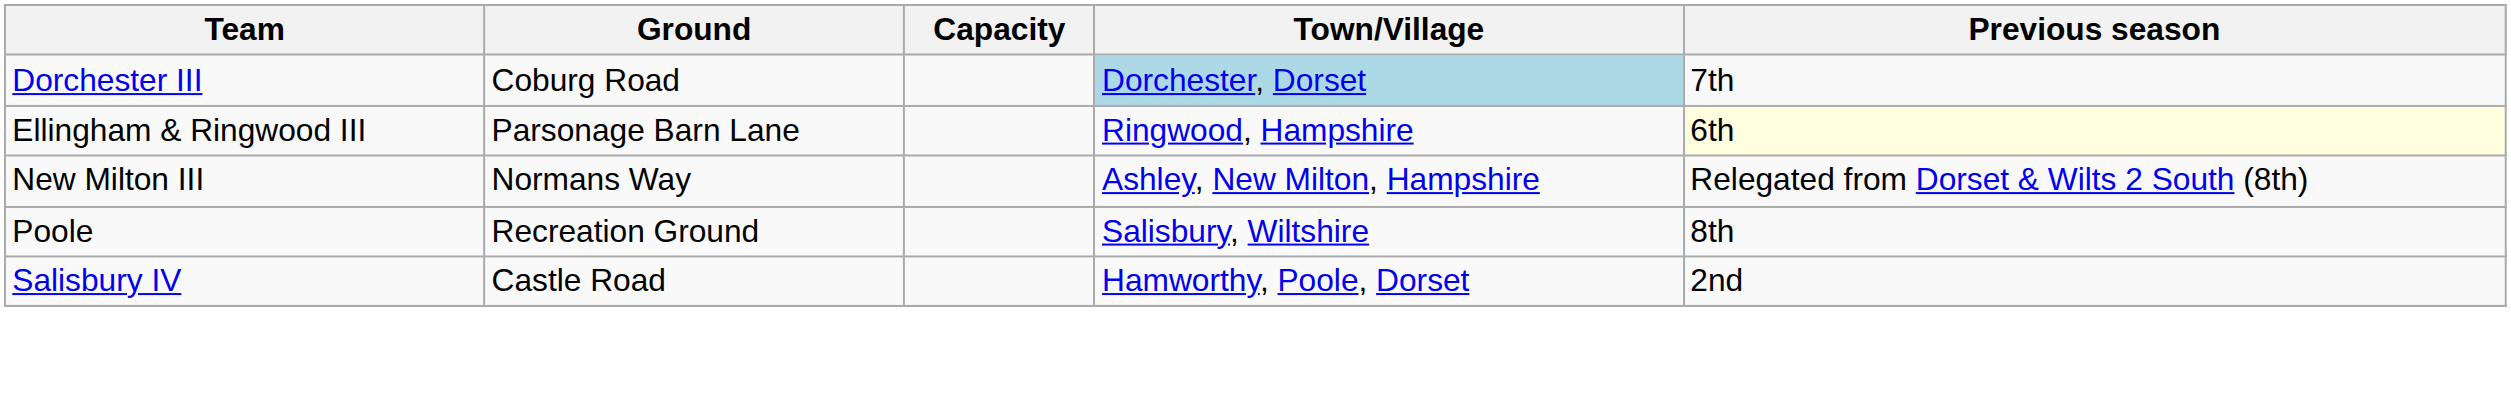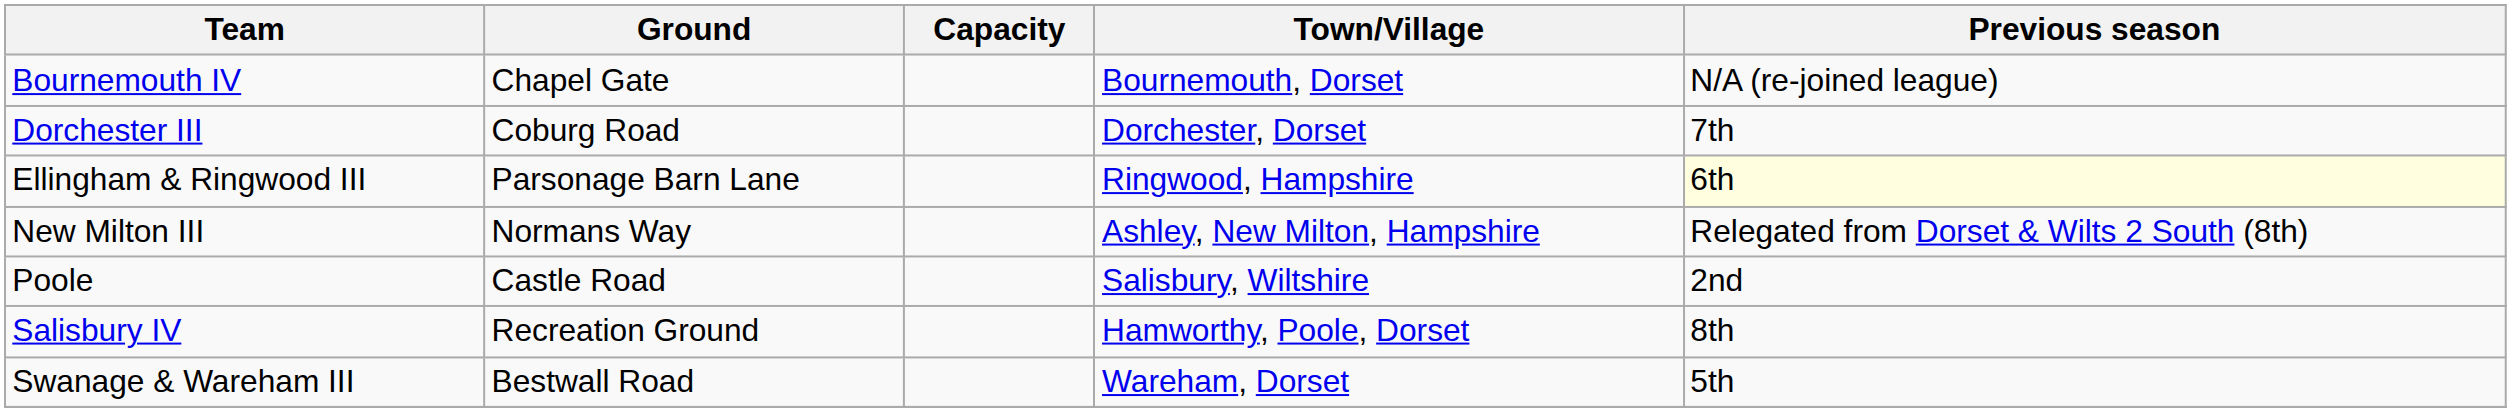+ row: (127, 79)
(1234, 79) lightblue background -> (1234, 130) no background
(625, 230) Recreation Ground -> (579, 280) Castle Road
(1712, 230) 8th -> (1717, 280) 2nd
(579, 280) Castle Road -> (625, 331) Recreation Ground
(1717, 280) 2nd -> (1712, 331) 8th
+ row: (183, 381)
